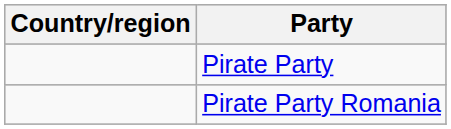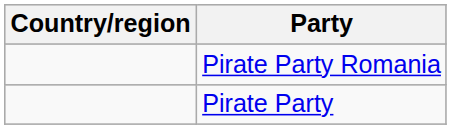rows swapped: (268, 64) <-> (322, 104)
